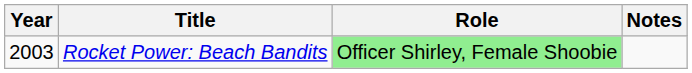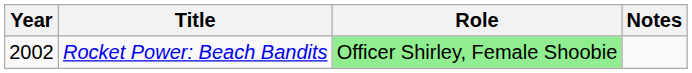(31, 52) 2003 -> (31, 52) 2002
